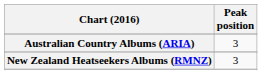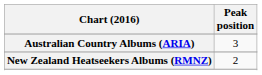(236, 60) 3 -> (236, 60) 2
